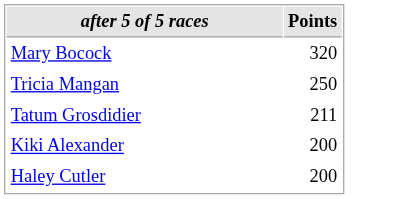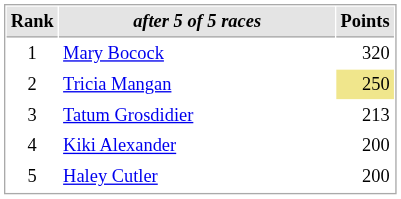+ column: (32, 21)
(323, 84) no background -> (376, 84) khaki background
(324, 115) 211 -> (376, 115) 213
